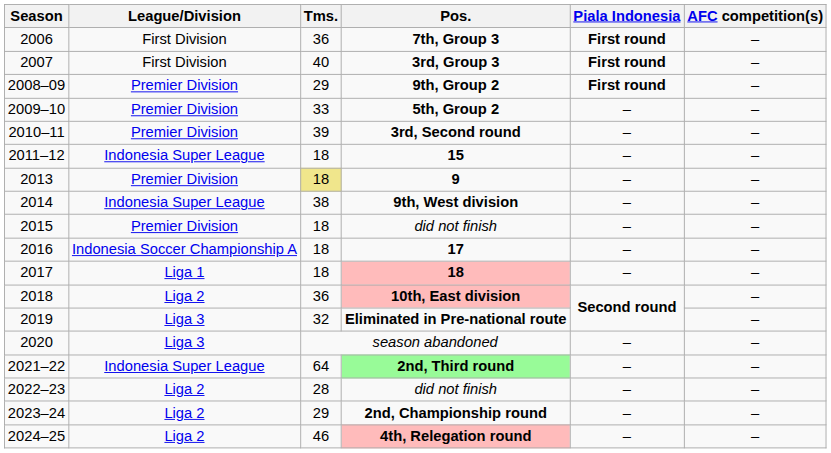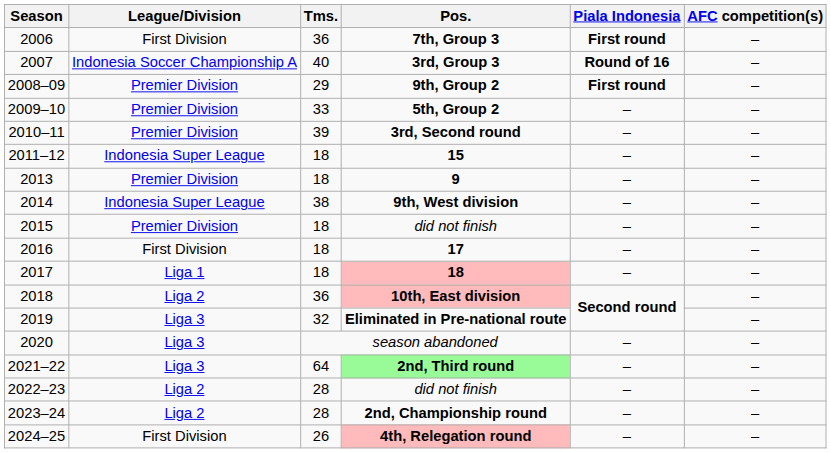(184, 62) First Division -> (184, 62) Indonesia Soccer Championship A
(627, 62) First round -> (627, 62) Round of 16
(321, 179) khaki background -> (321, 179) no background
(184, 249) Indonesia Soccer Championship A -> (184, 249) First Division
(184, 366) Indonesia Super League -> (184, 366) Liga 3
(321, 413) 29 -> (321, 413) 28
(184, 436) Liga 2 -> (184, 436) First Division
(321, 436) 46 -> (321, 436) 26
